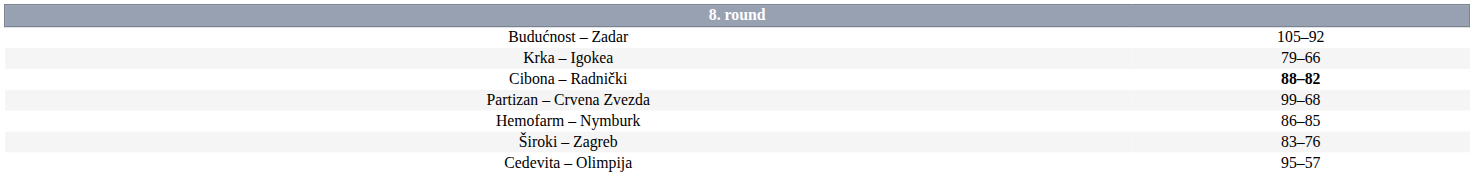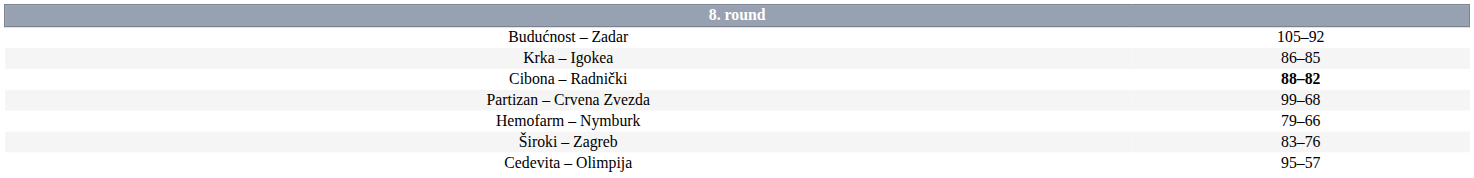(1301, 58) 79–66 -> (1301, 58) 86–85
(1301, 121) 86–85 -> (1301, 121) 79–66
